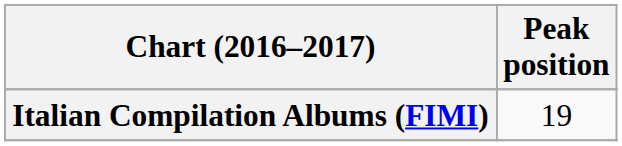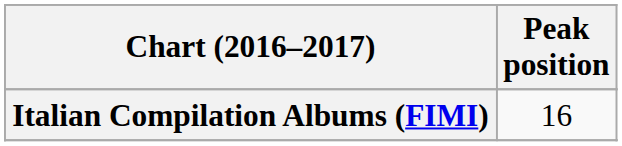(556, 114) 19 -> (556, 114) 16
